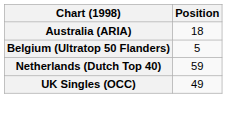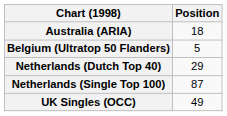(197, 66) 59 -> (197, 66) 29
+ row: (88, 84)
